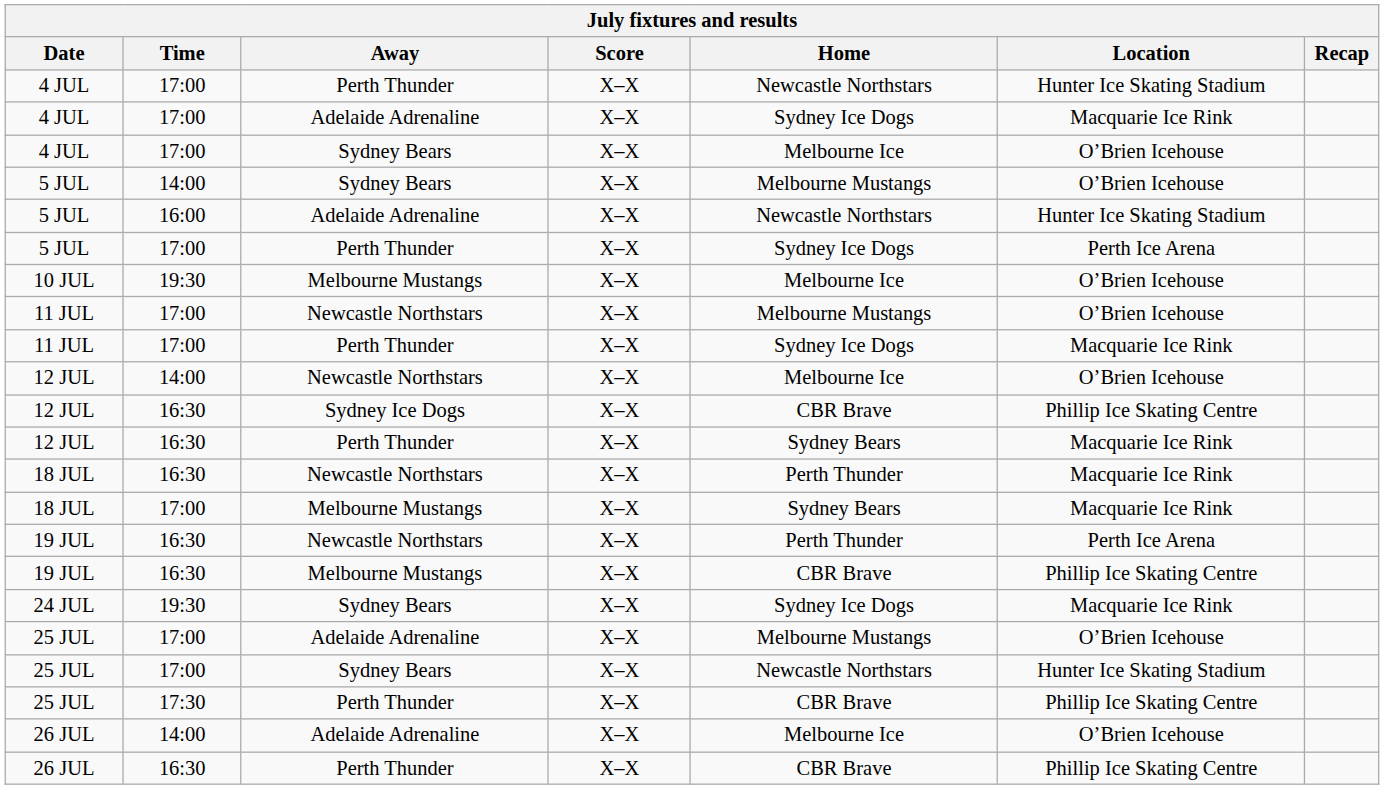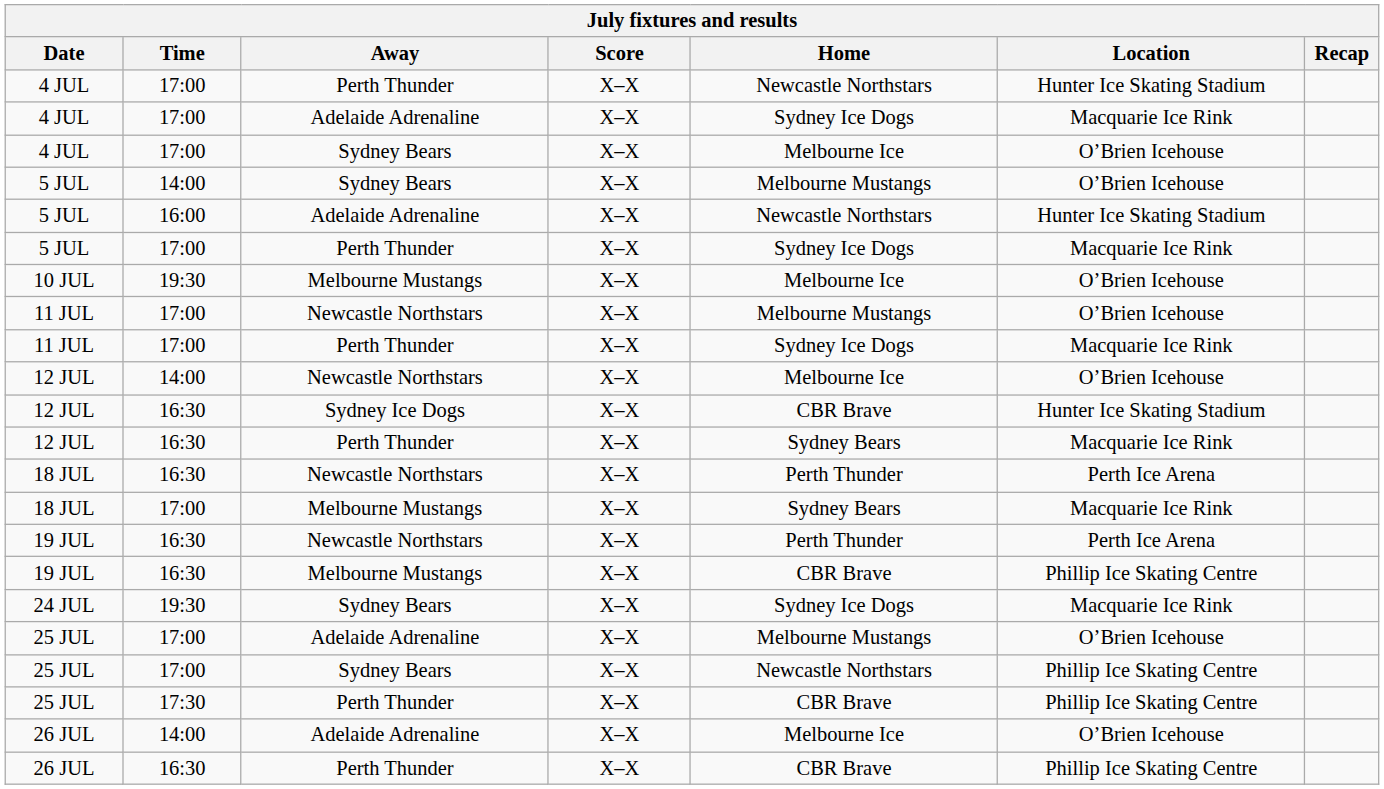(1151, 248) Perth Ice Arena -> (1151, 248) Macquarie Ice Rink
(1151, 410) Phillip Ice Skating Centre -> (1151, 410) Hunter Ice Skating Stadium
(1151, 475) Macquarie Ice Rink -> (1151, 475) Perth Ice Arena
(1151, 670) Hunter Ice Skating Stadium -> (1151, 670) Phillip Ice Skating Centre
